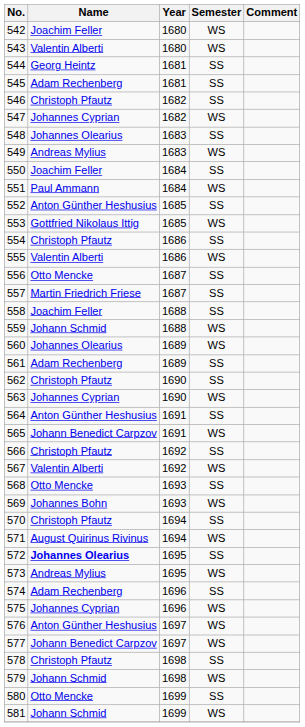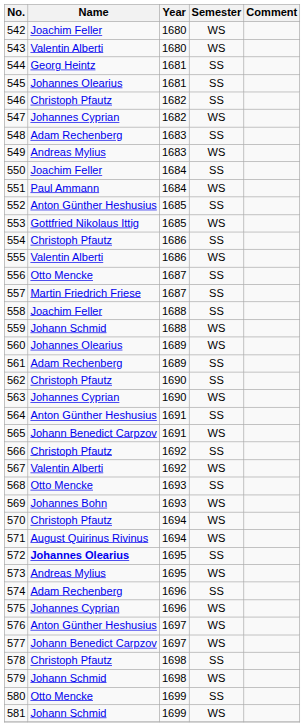(76, 83) Adam Rechenberg -> (76, 83) Johannes Olearius
(76, 135) Johannes Olearius -> (76, 135) Adam Rechenberg
(216, 521) SS -> (216, 521) WS
